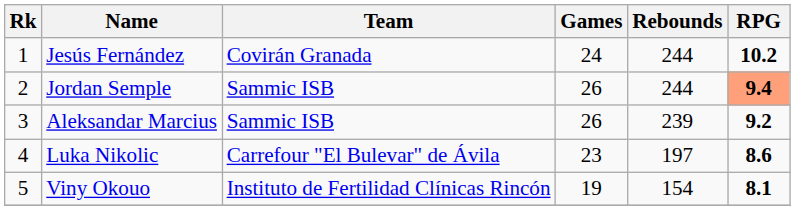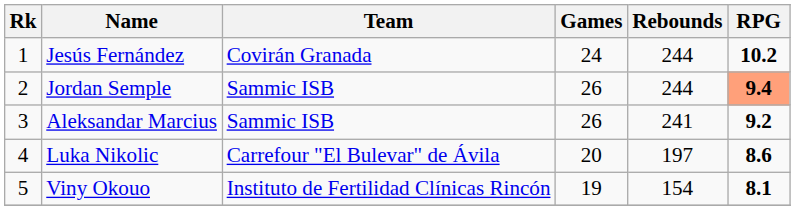(677, 121) 239 -> (677, 121) 241
(591, 155) 23 -> (591, 155) 20
